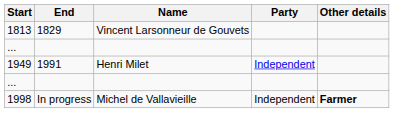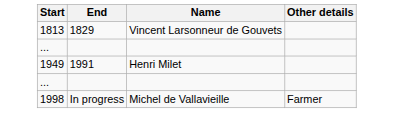- column: (285, 13)
(338, 99) bold -> (305, 99) normal
